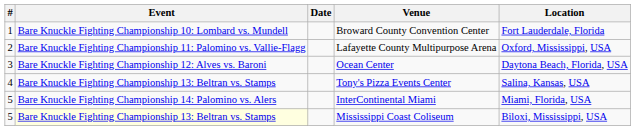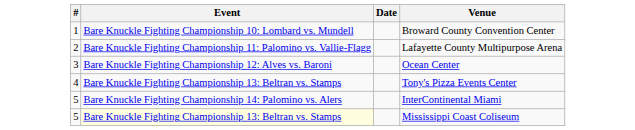- column: (565, 13)
